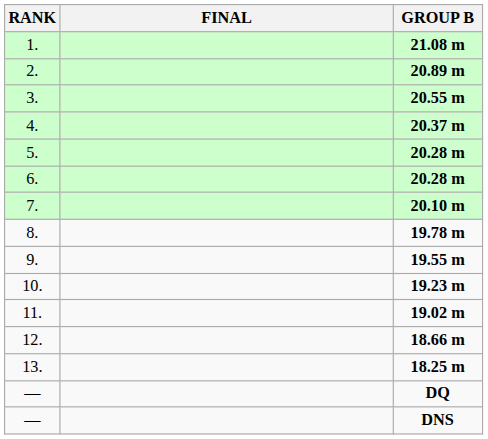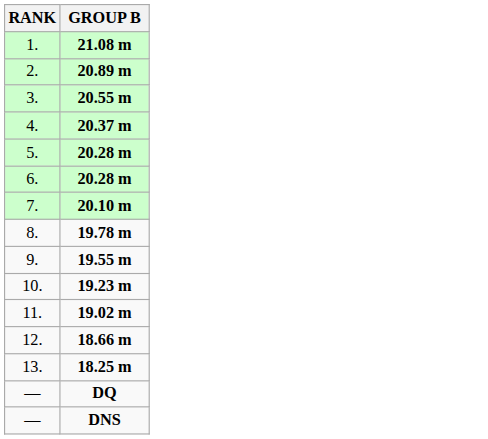- column: (227, 18)
